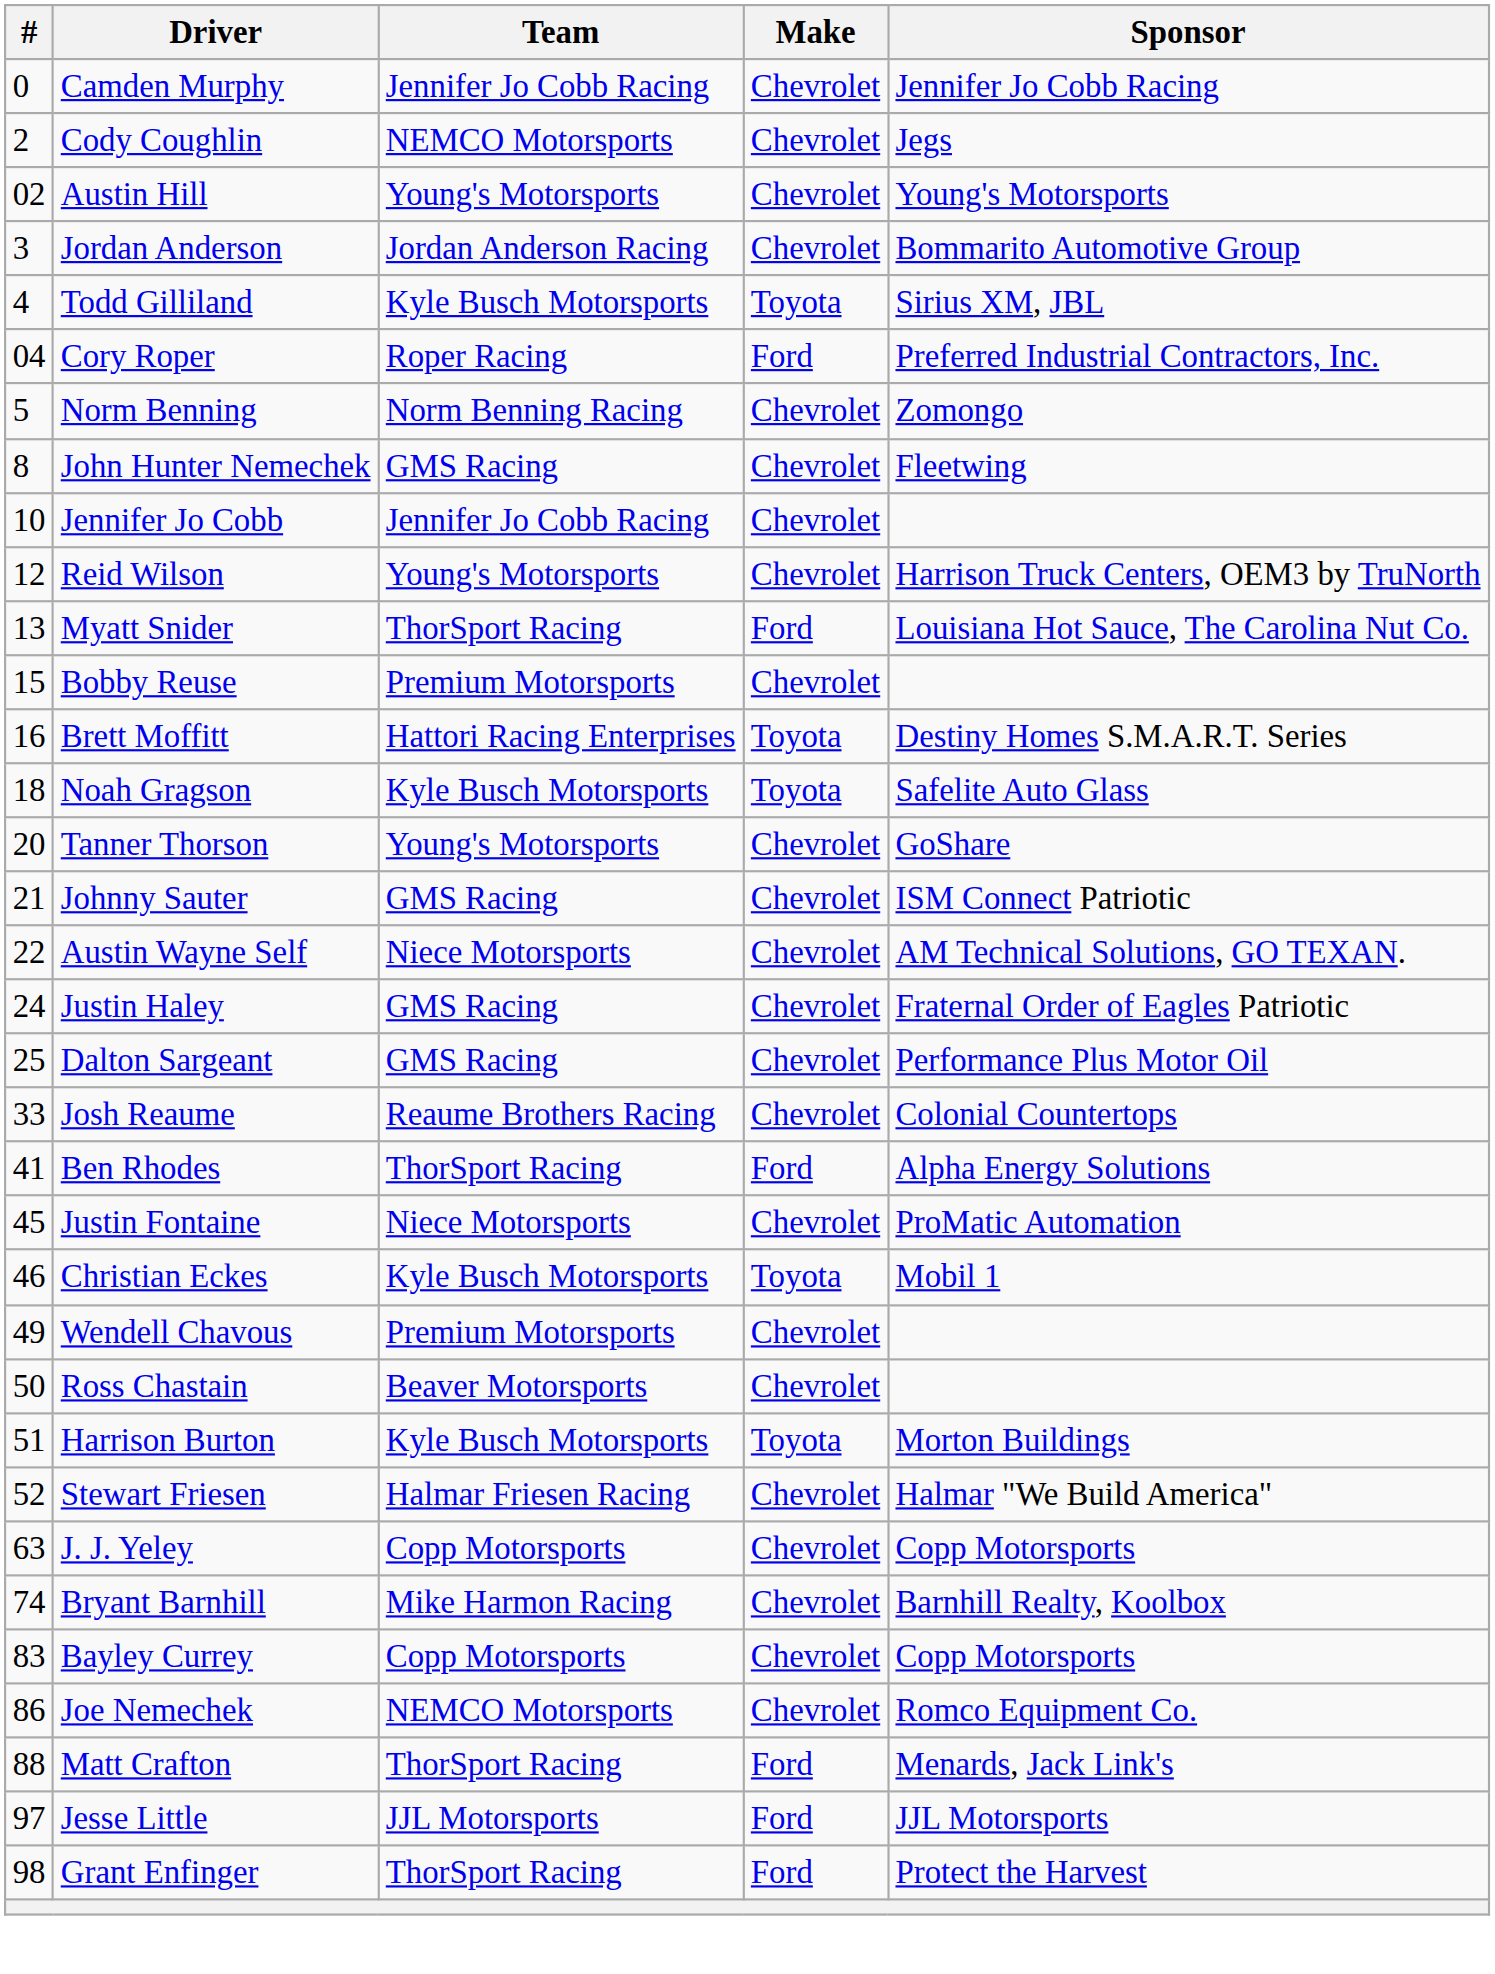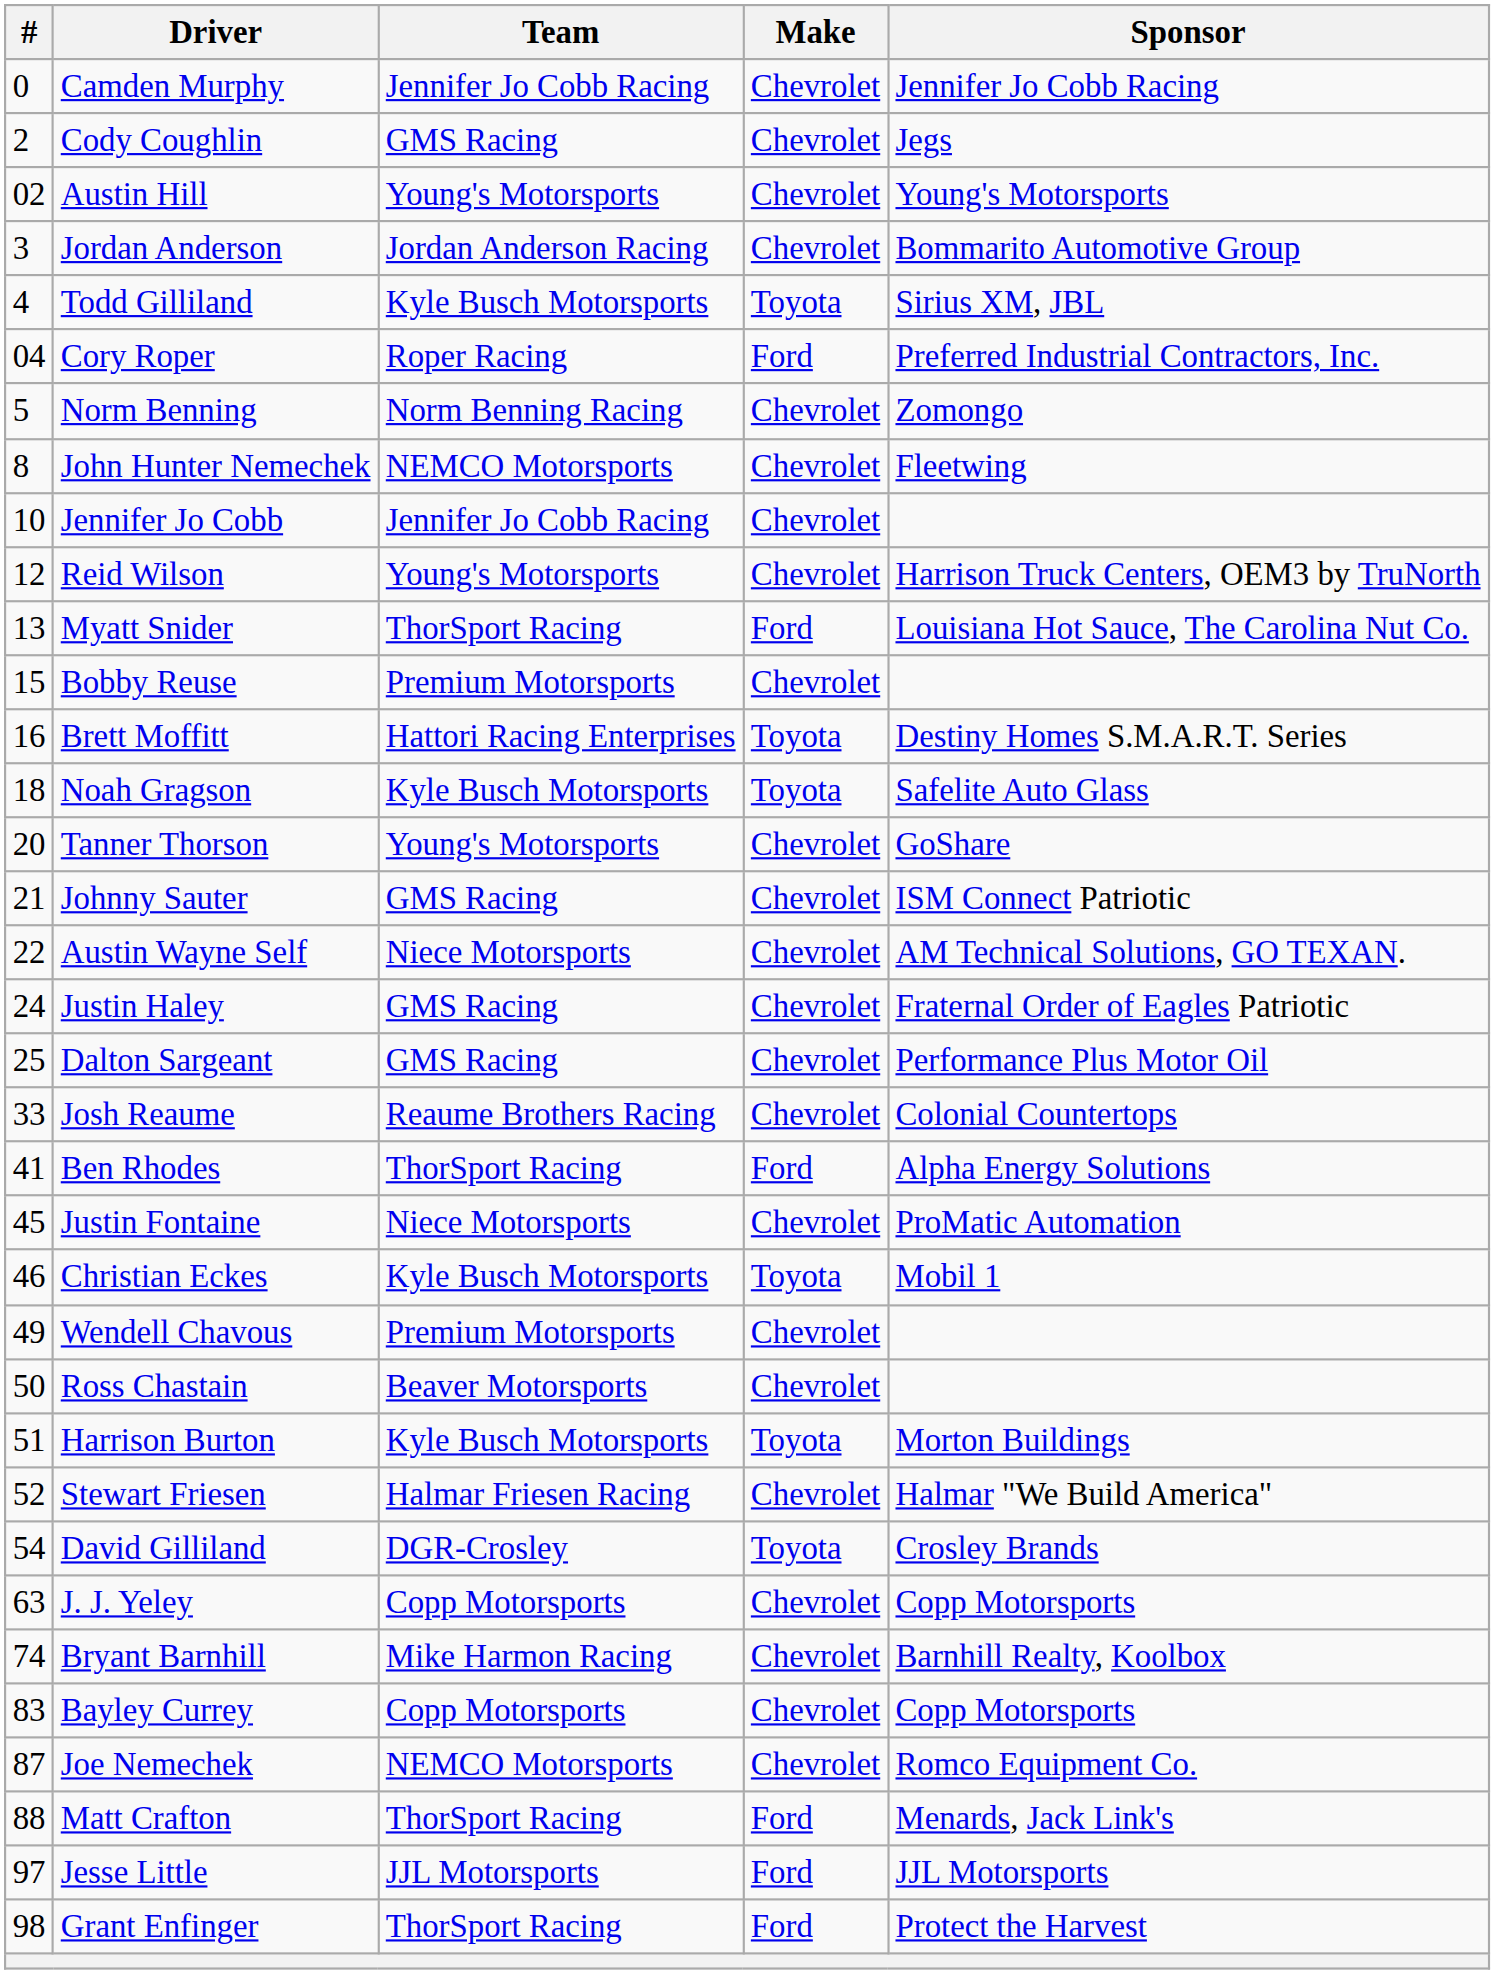(529, 140) NEMCO Motorsports -> (472, 140) GMS Racing
(472, 464) GMS Racing -> (529, 464) NEMCO Motorsports
+ row: (163, 1547)
(29, 1709) 86 -> (29, 1764) 87
